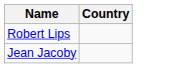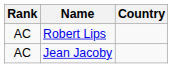+ column: (22, 14)
